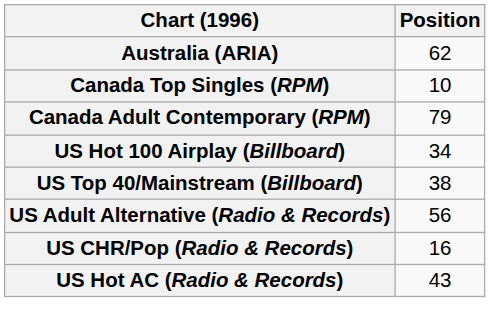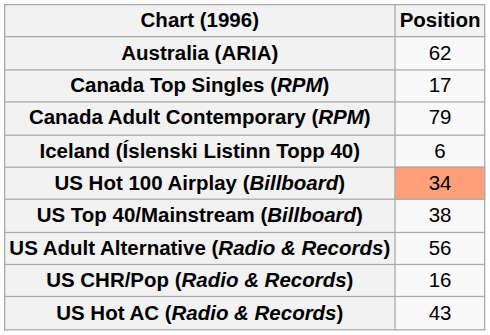(440, 85) 10 -> (440, 85) 17
+ row: (200, 150)
(440, 150) no background -> (440, 183) lightsalmon background
